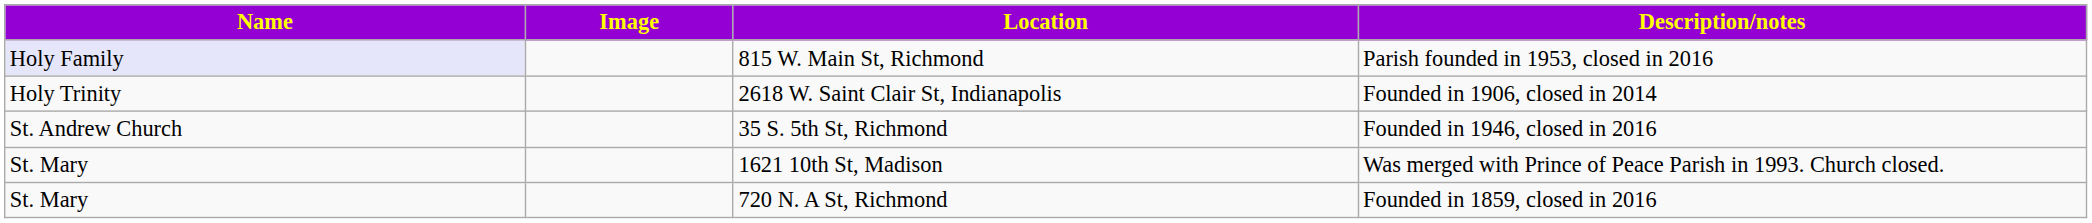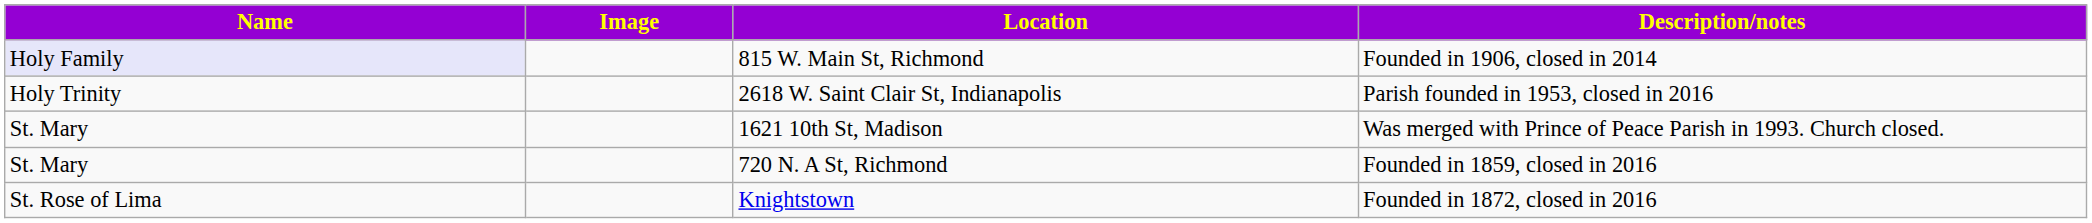(1538, 57) Parish founded in 1953, closed in 2016 -> (1510, 57) Founded in 1906, closed in 2014
(1510, 93) Founded in 1906, closed in 2014 -> (1538, 93) Parish founded in 1953, closed in 2016
- row: (843, 128)
+ row: (796, 199)
